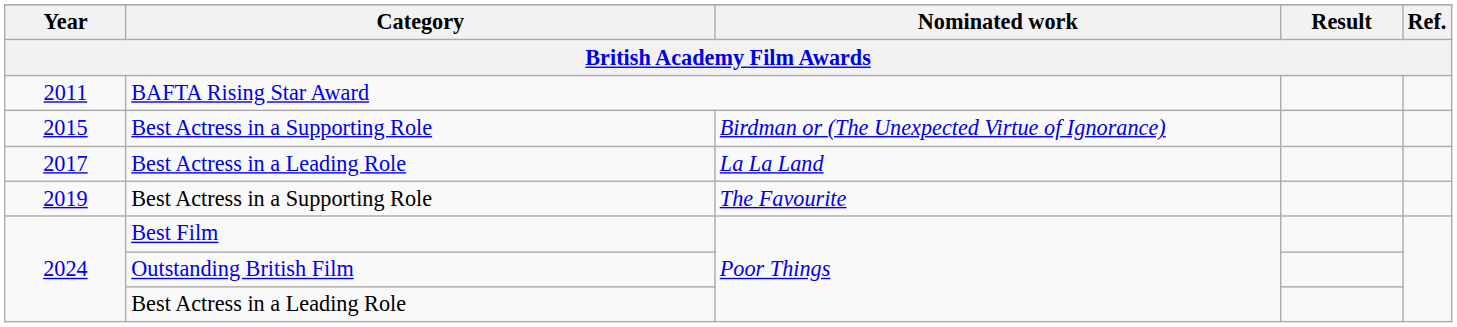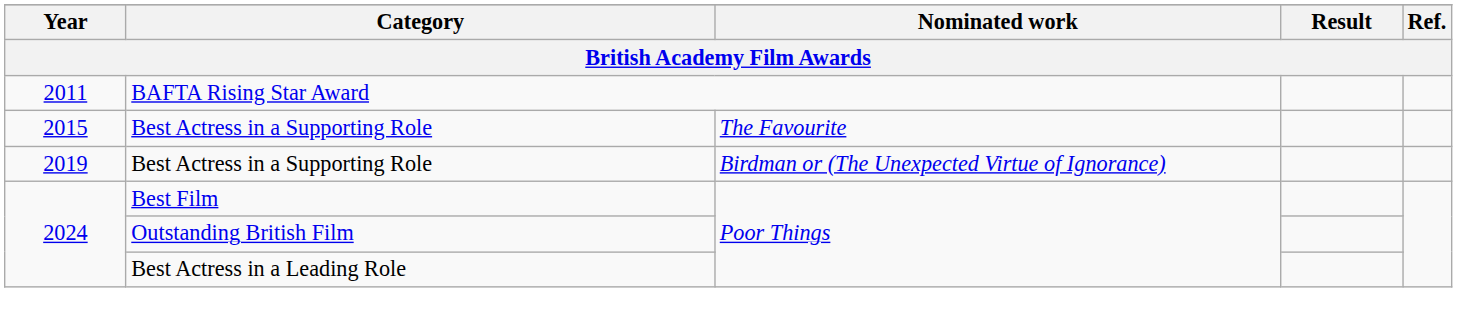(943, 127) Birdman or (The Unexpected Virtue of Ignorance) -> (783, 127) The Favourite
- row: (65, 163)
(783, 198) The Favourite -> (943, 163) Birdman or (The Unexpected Virtue of Ignorance)
